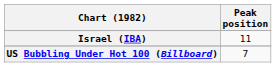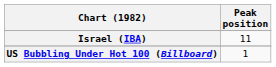(245, 54) 7 -> (245, 54) 1
